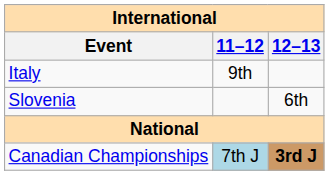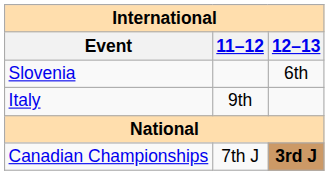rows swapped: (25, 73) <-> (42, 101)
(240, 156) lightblue background -> (240, 156) no background
